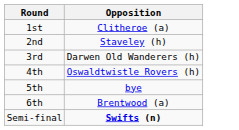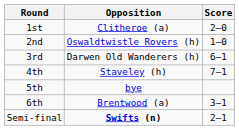+ column: (218, 12)
(133, 42) Staveley (h) -> (133, 42) Oswaldtwistle Rovers (h)
(133, 72) Oswaldtwistle Rovers (h) -> (133, 72) Staveley (h)
